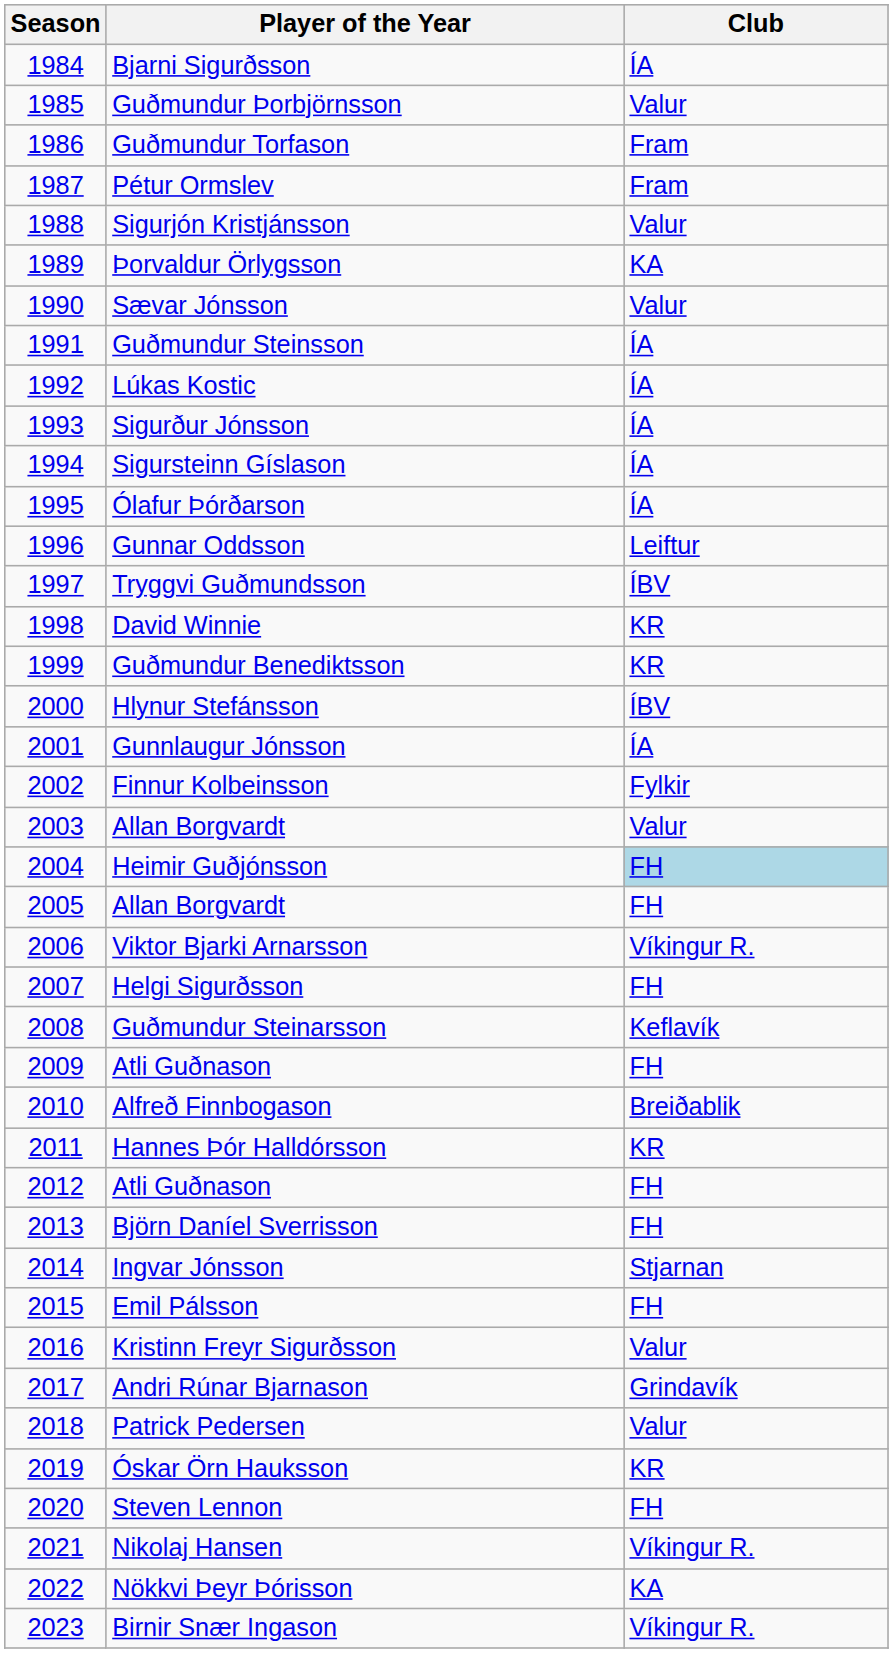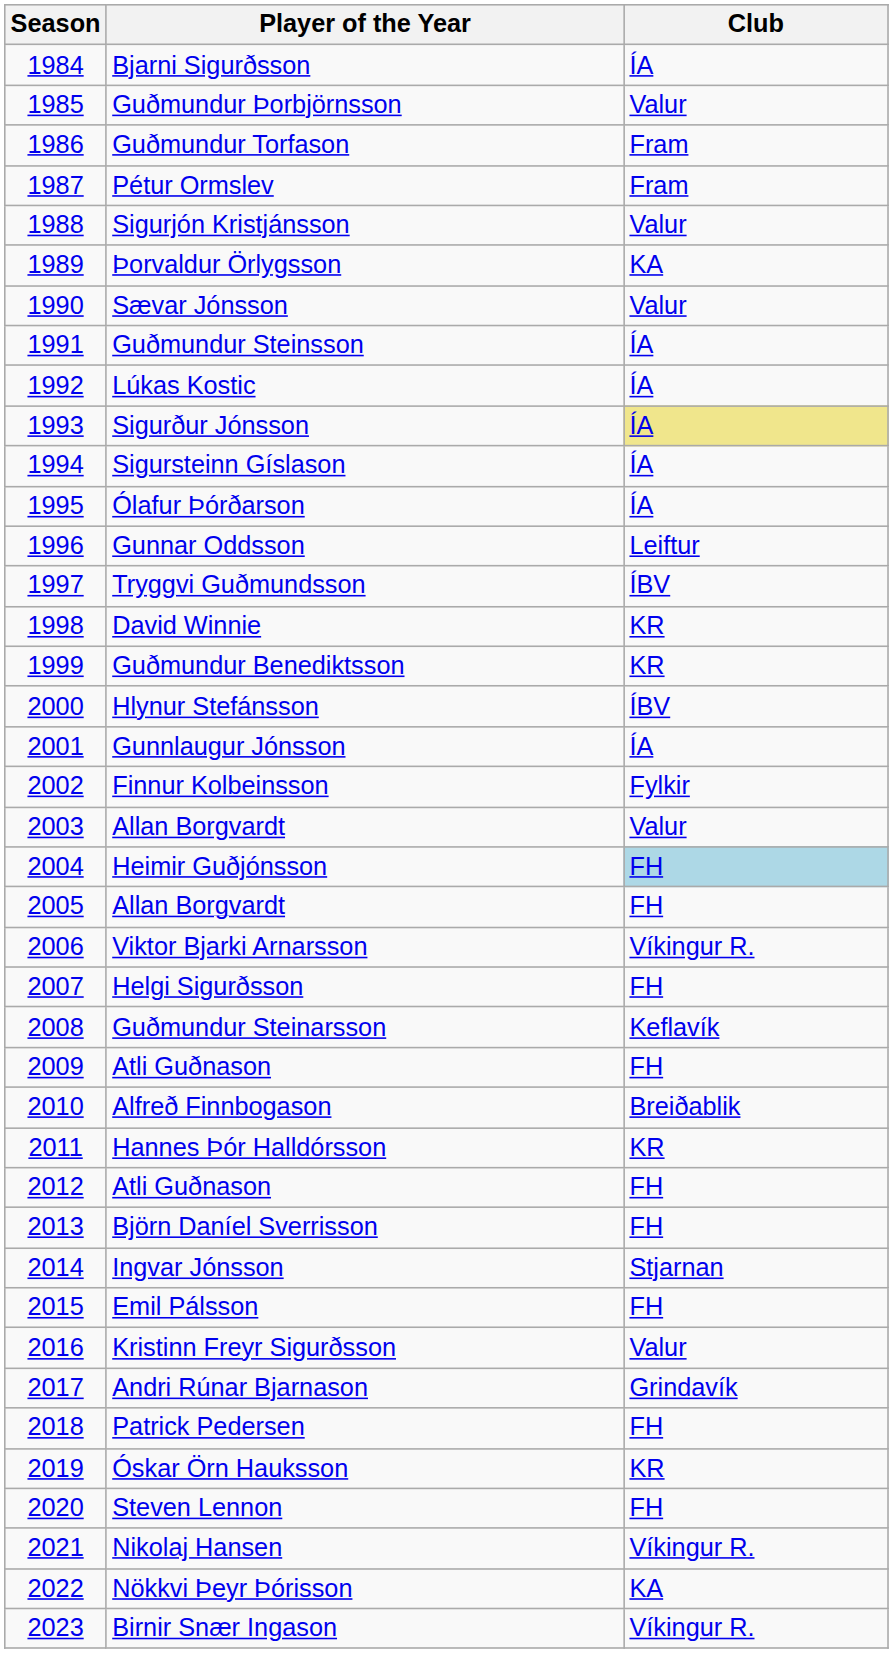(641, 425) no background -> (641, 425) khaki background
(658, 1427) Valur -> (646, 1427) FH
